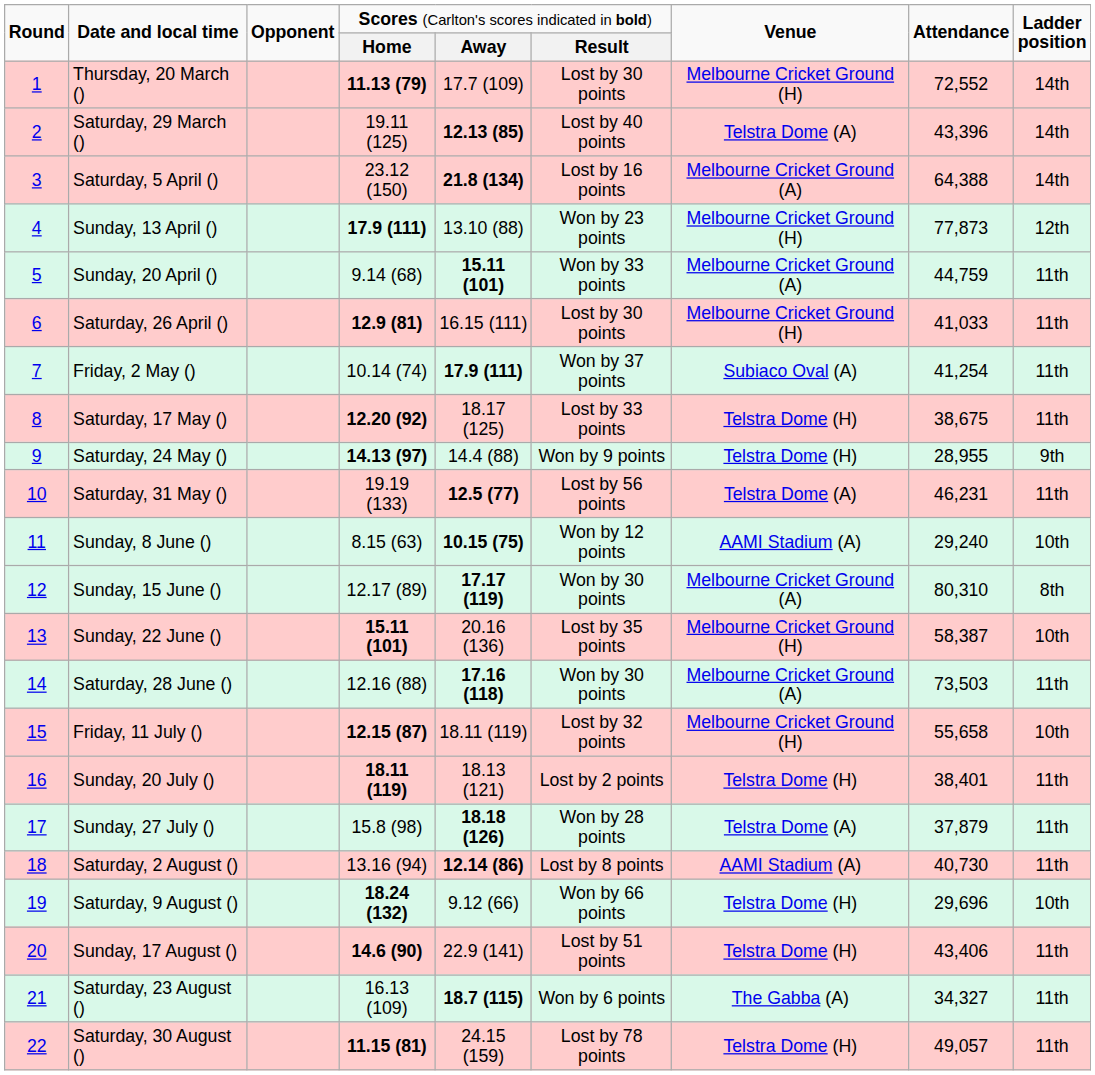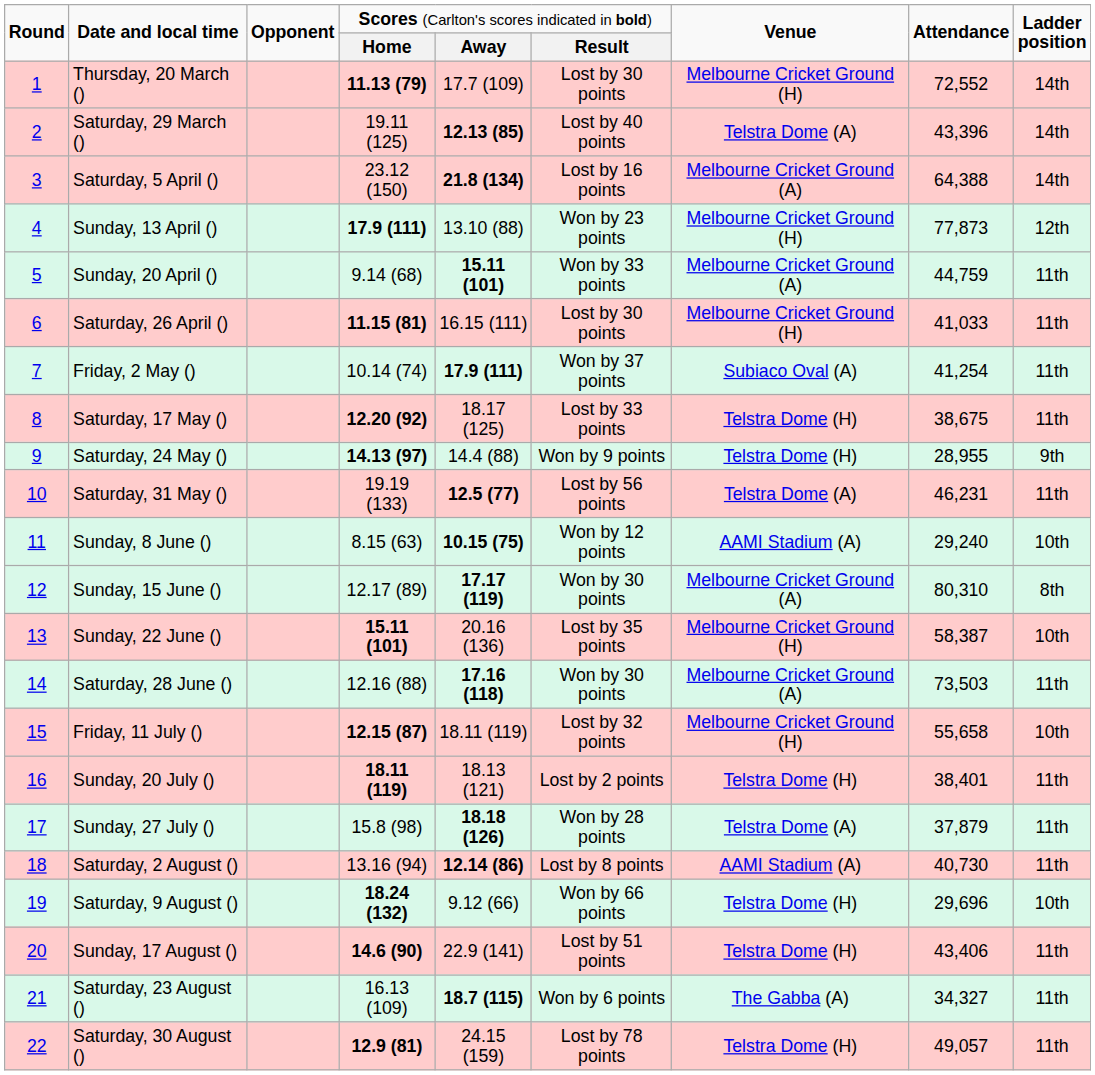(387, 323) 12.9 (81) -> (387, 323) 11.15 (81)
(387, 1046) 11.15 (81) -> (387, 1046) 12.9 (81)
